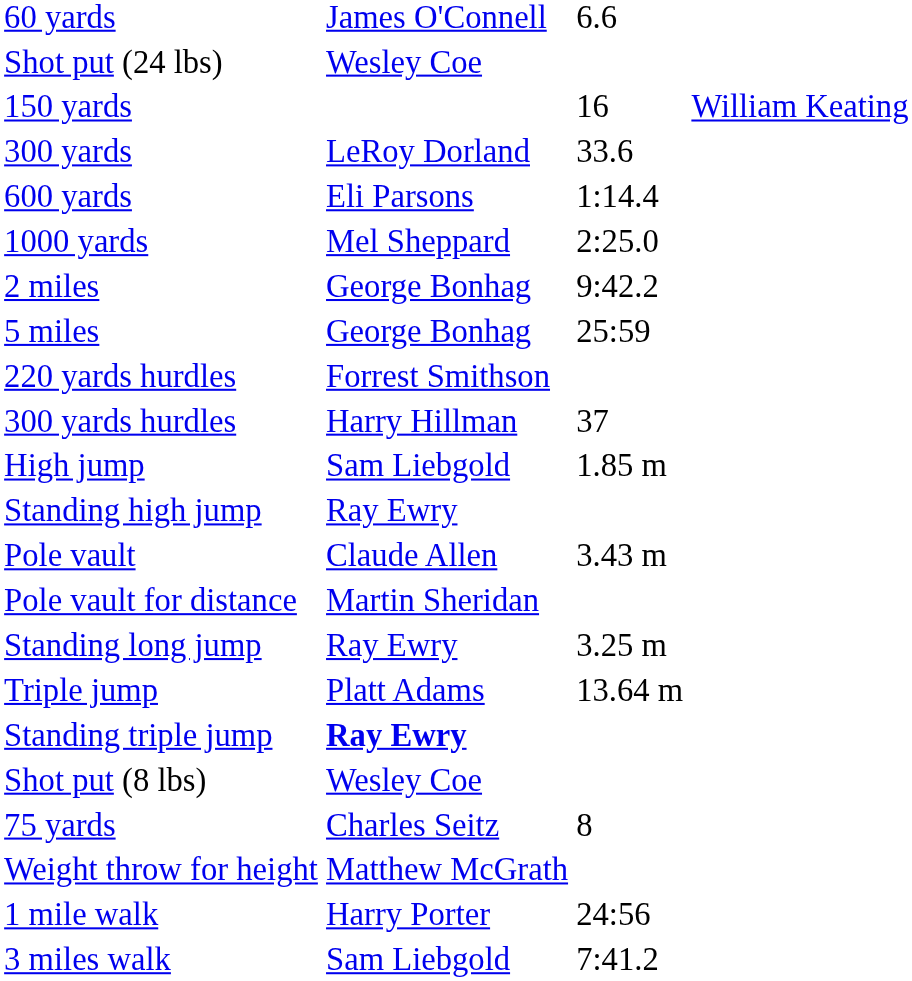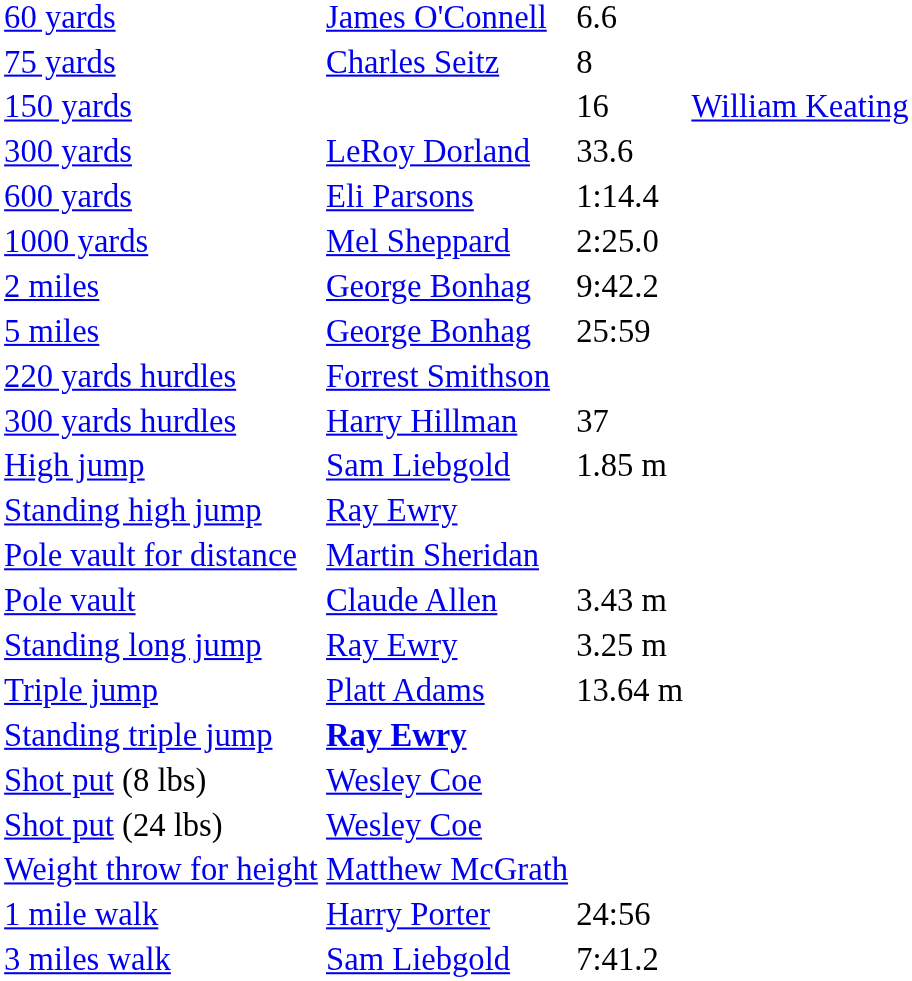rows swapped: (60, 824) <-> (113, 61)
rows swapped: (70, 555) <-> (151, 600)
